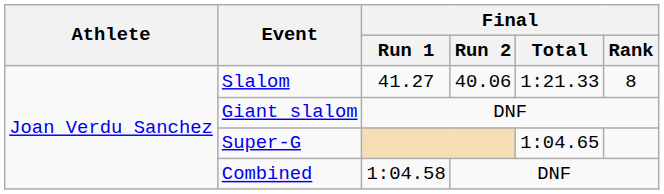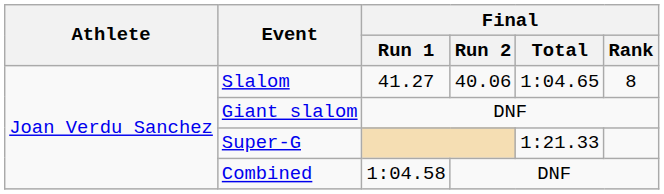(560, 82) 1:21.33 -> (560, 82) 1:04.65
(560, 143) 1:04.65 -> (560, 143) 1:21.33
